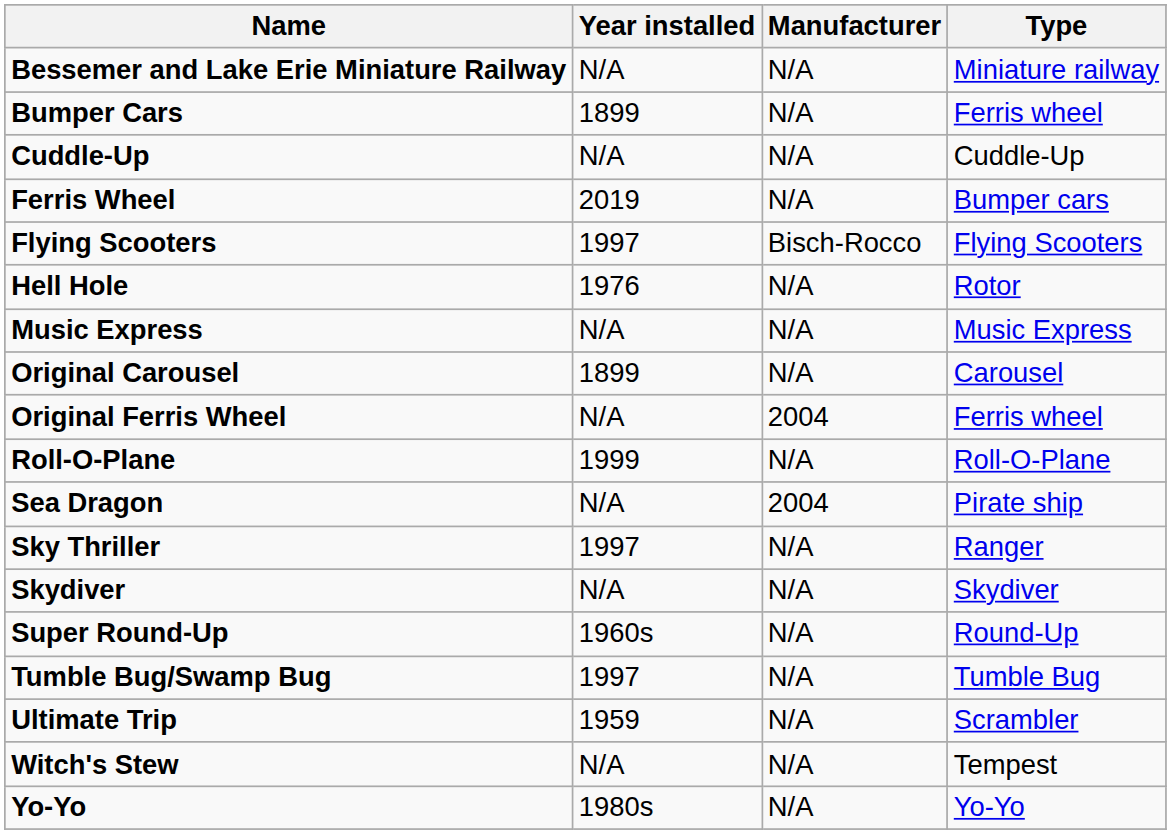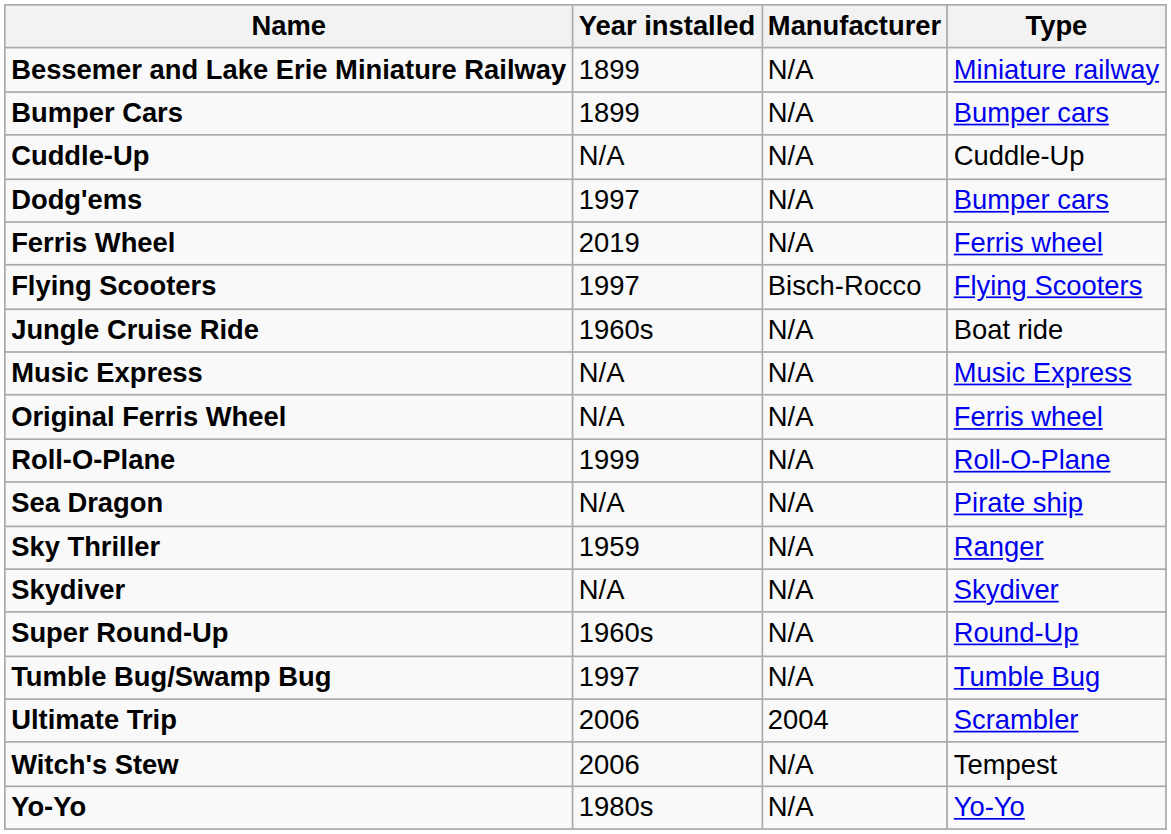(602, 69) N/A -> (609, 69) 1899
(1028, 112) Ferris wheel -> (1031, 112) Bumper cars
+ row: (77, 199)
(1031, 199) Bumper cars -> (1028, 243) Ferris wheel
- row: (70, 286)
+ row: (135, 329)
- row: (125, 373)
(798, 416) 2004 -> (791, 416) N/A
(798, 503) 2004 -> (791, 503) N/A
(609, 546) 1997 -> (609, 546) 1959
(609, 720) 1959 -> (609, 720) 2006
(791, 720) N/A -> (798, 720) 2004
(602, 763) N/A -> (609, 763) 2006
